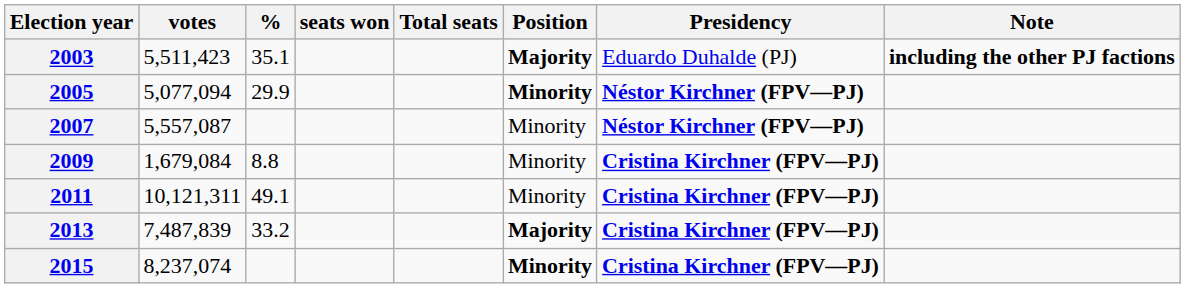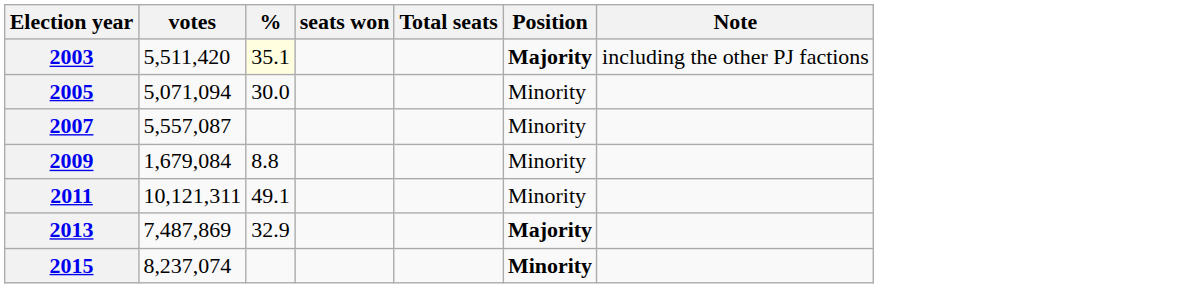- column: (741, 21)
(187, 56) 5,511,423 -> (187, 56) 5,511,420
(271, 56) no background -> (271, 56) lightyellow background
(1032, 56) bold -> (735, 56) normal
(187, 91) 5,077,094 -> (187, 91) 5,071,094
(271, 91) 29.9 -> (271, 91) 30.0
(550, 91) bold -> (547, 91) normal
(187, 230) 7,487,839 -> (187, 230) 7,487,869
(271, 230) 33.2 -> (271, 230) 32.9
